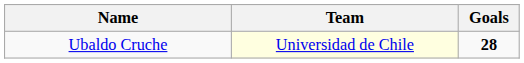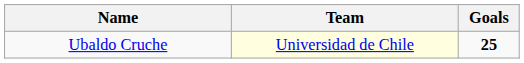(489, 44) 28 -> (489, 44) 25
